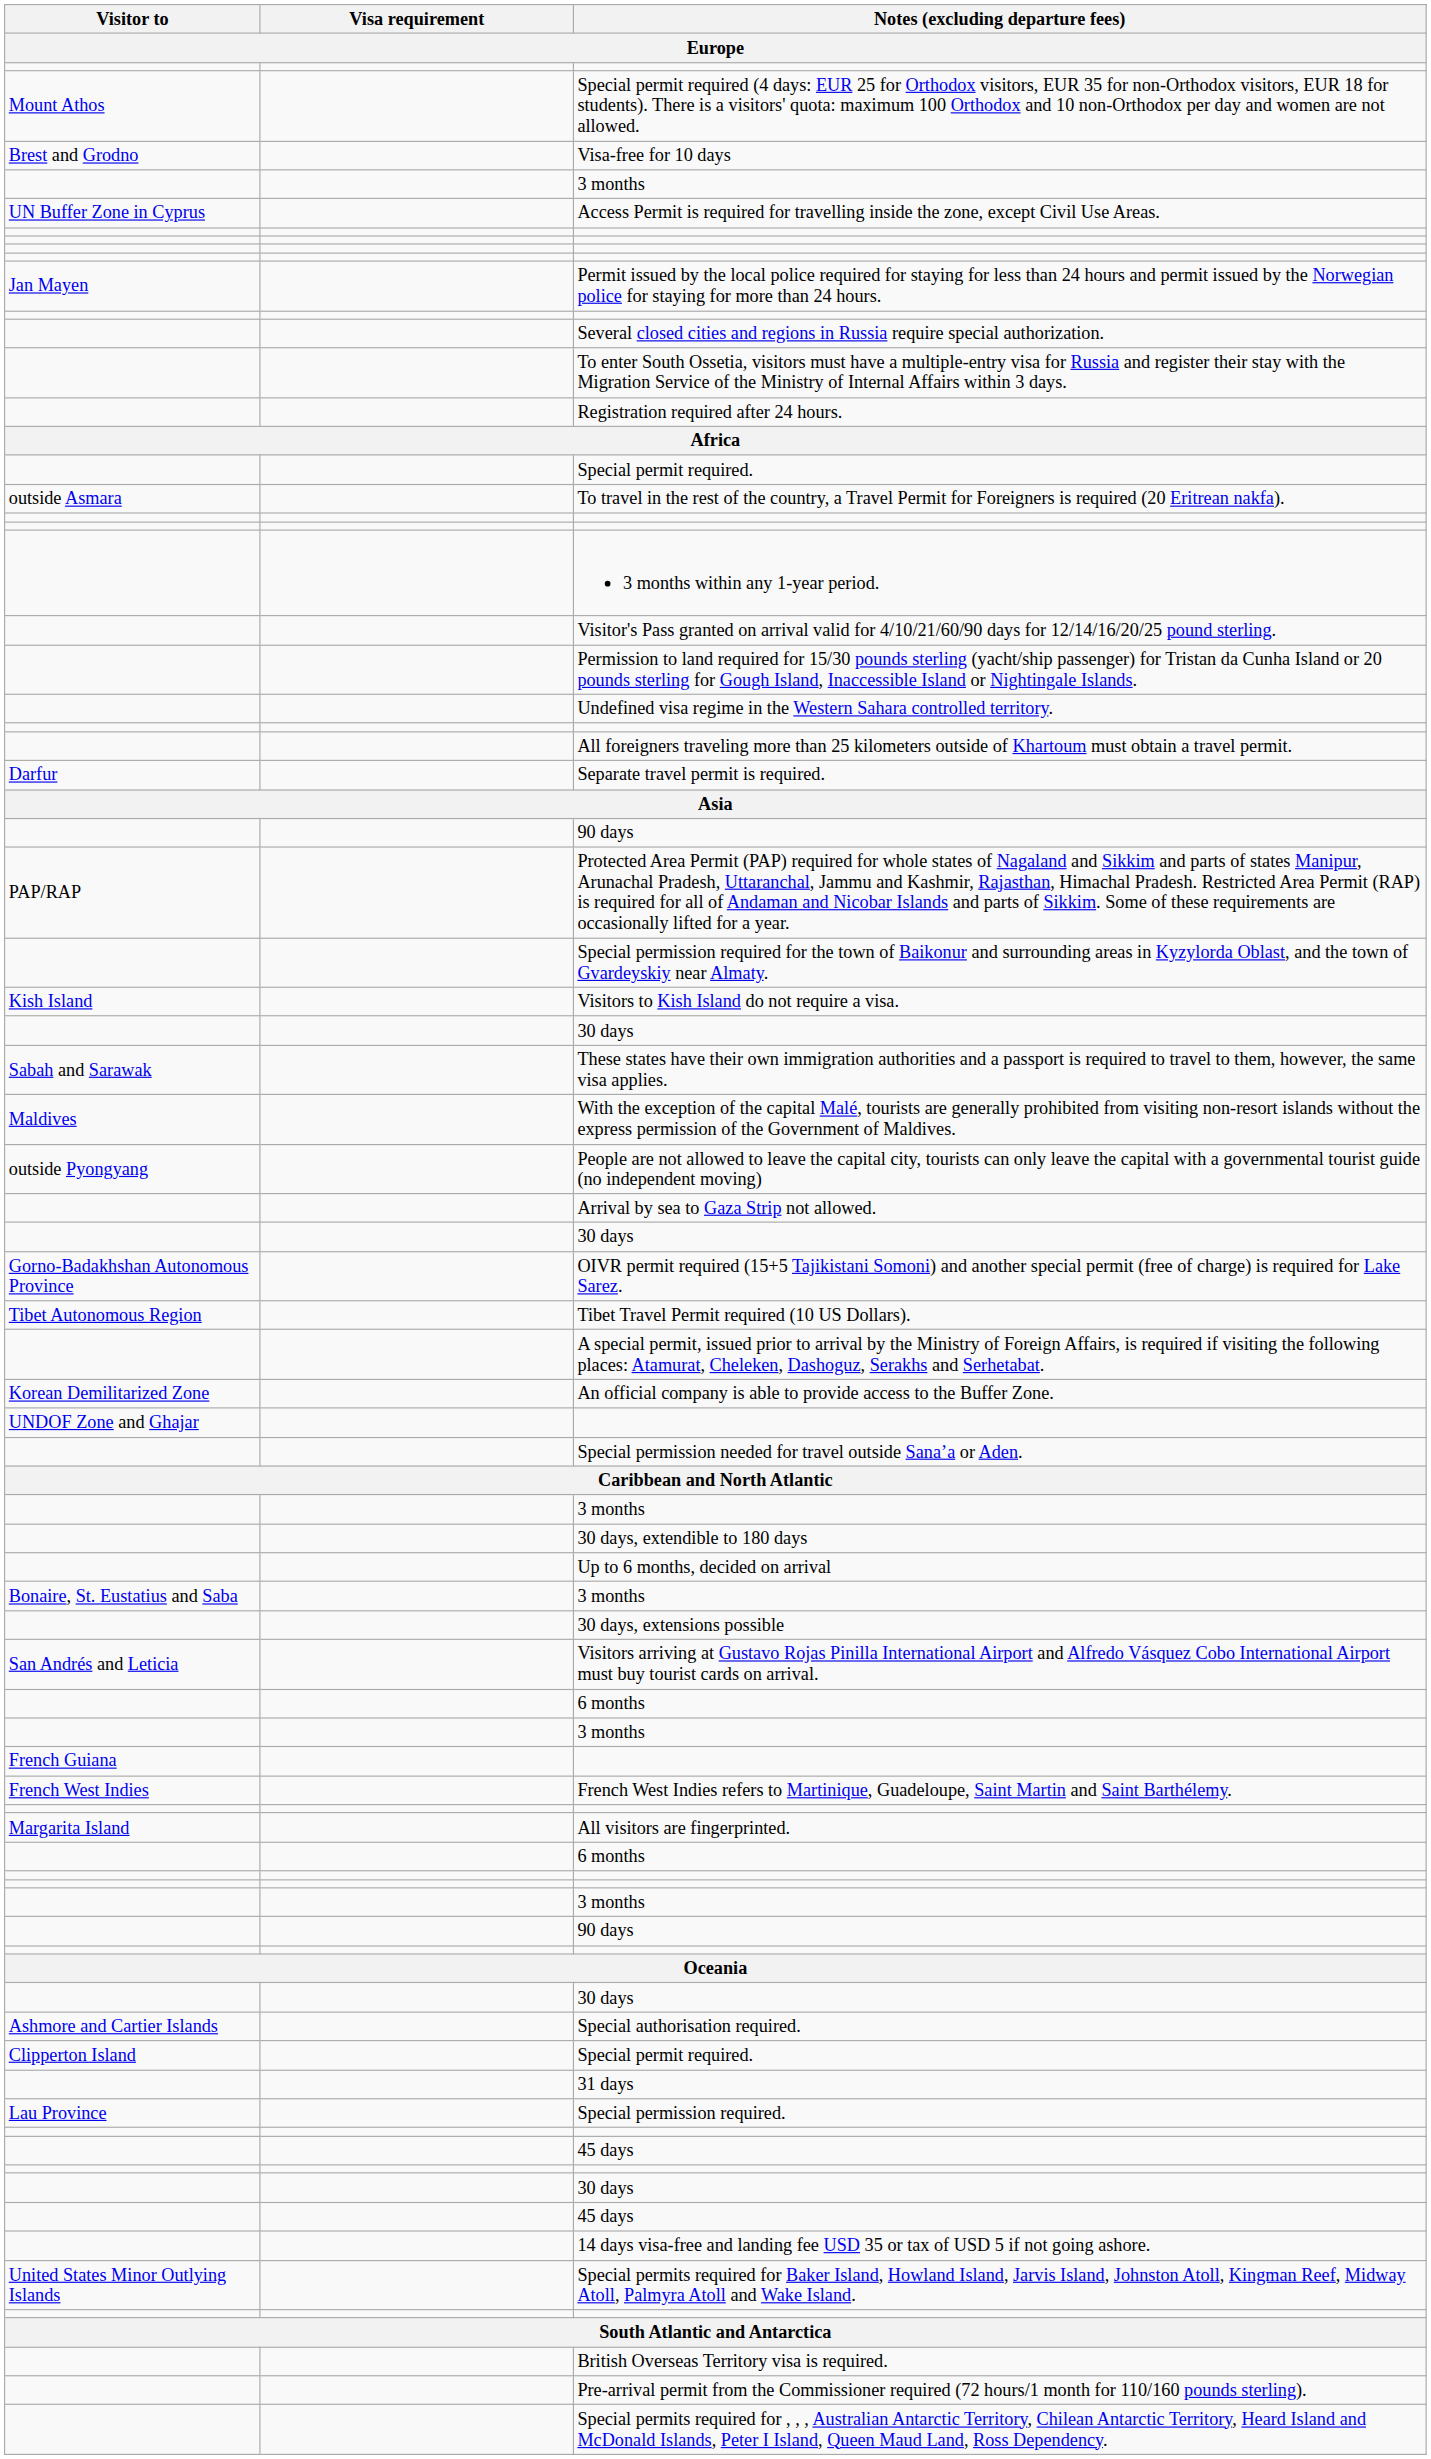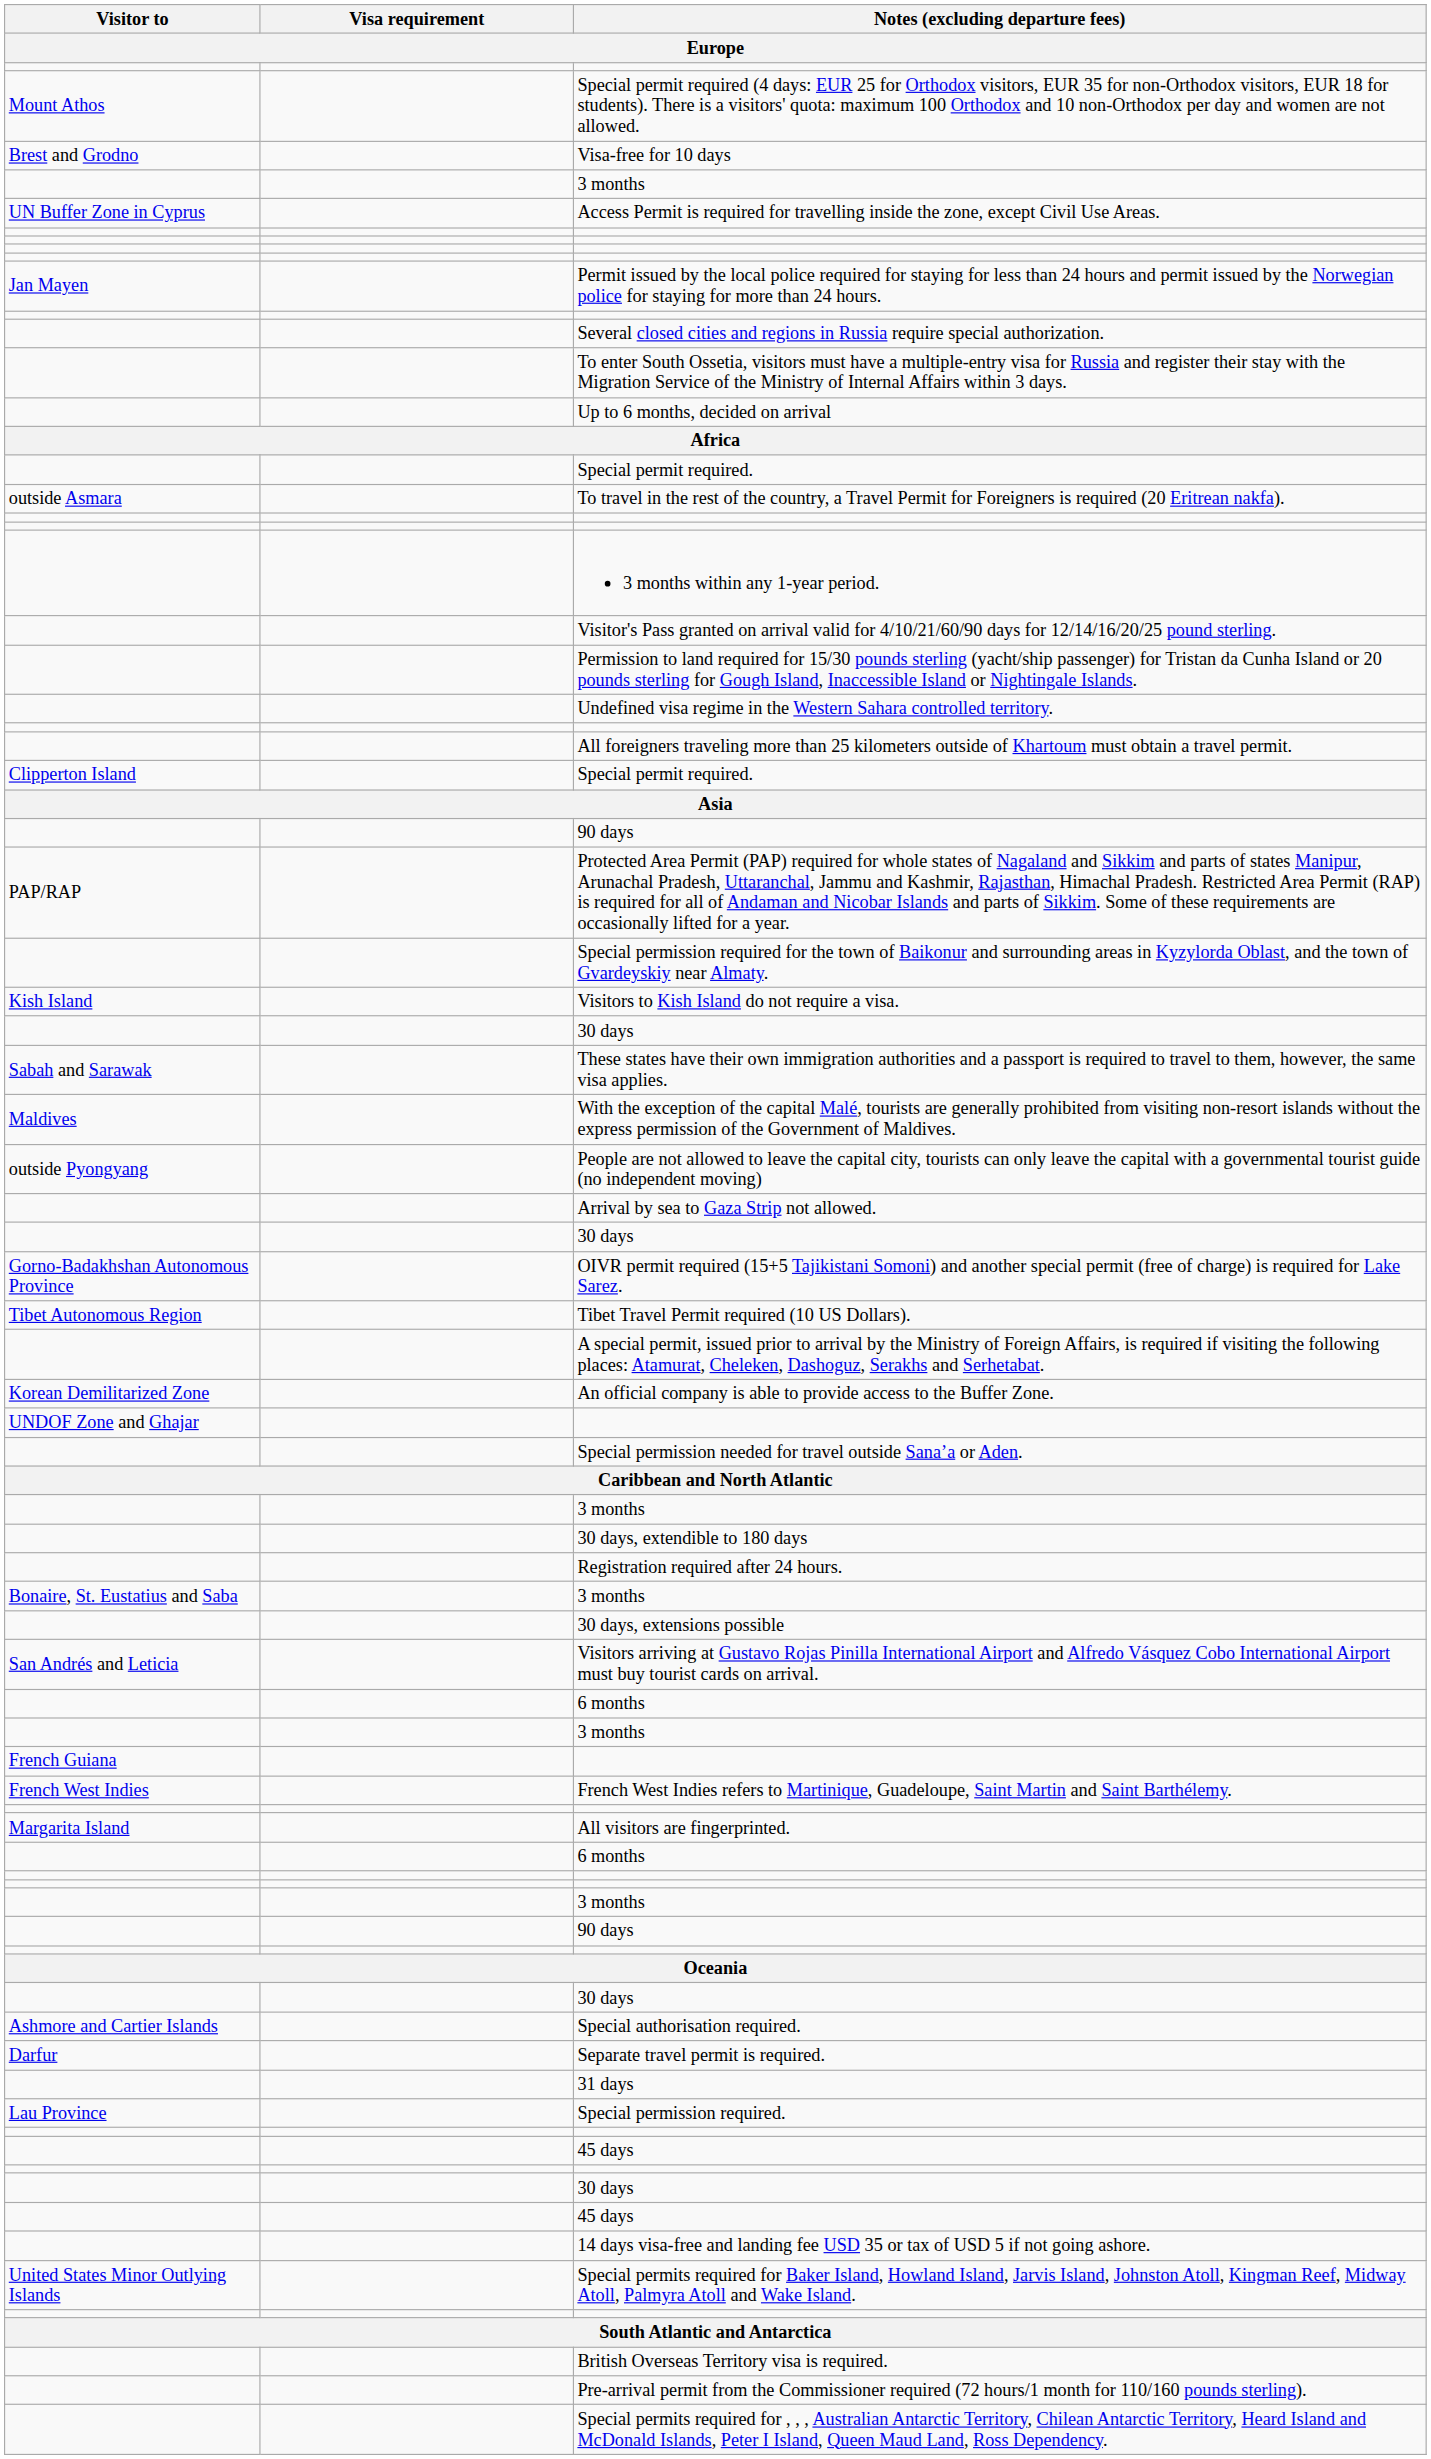rows swapped: (133, 412) <-> (133, 1567)
rows swapped: (33, 774) <-> (72, 2055)
